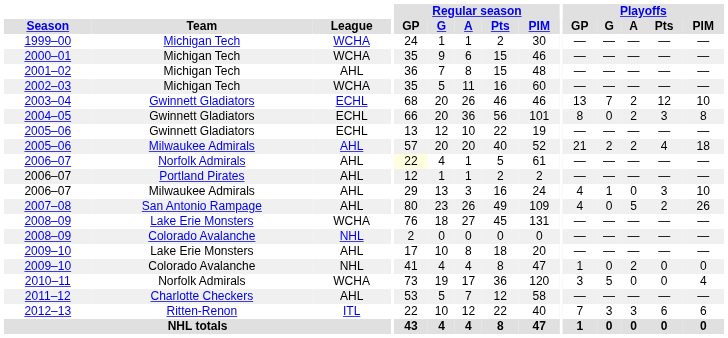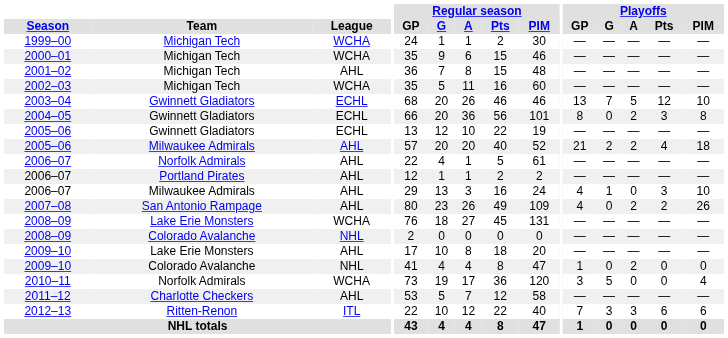(634, 101) 2 -> (634, 101) 5
(411, 161) lightyellow background -> (411, 161) no background
(634, 206) 5 -> (634, 206) 2
